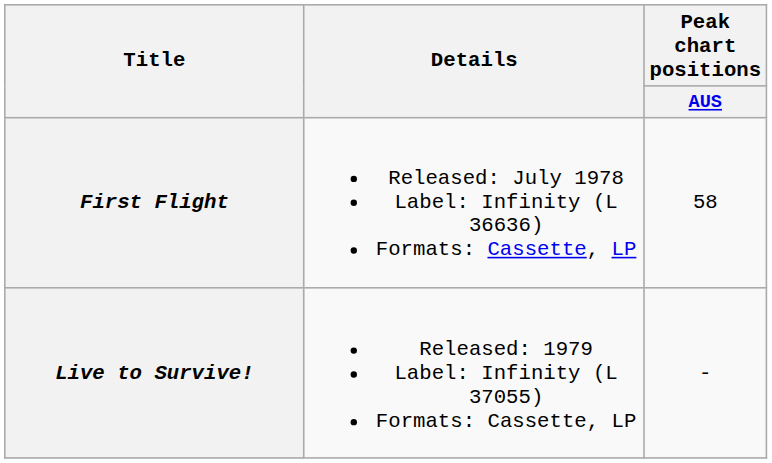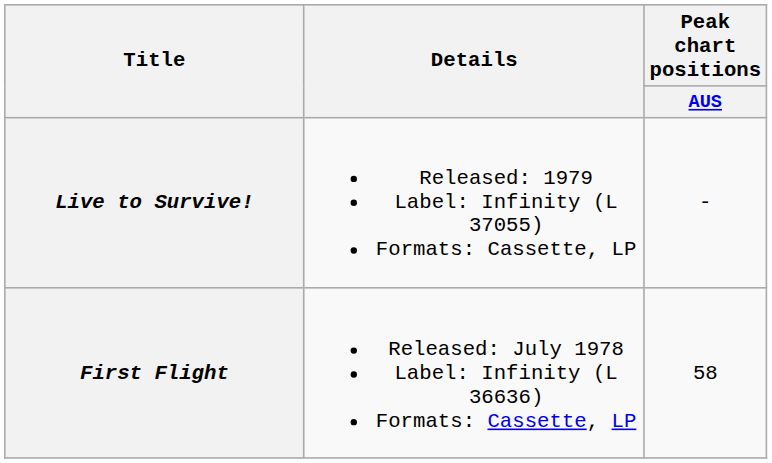rows swapped: (154, 203) <-> (154, 373)
